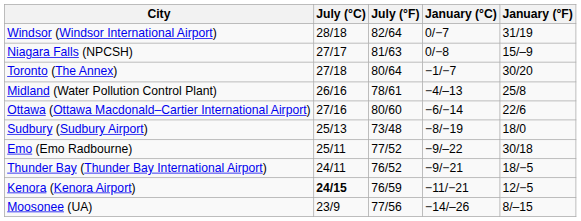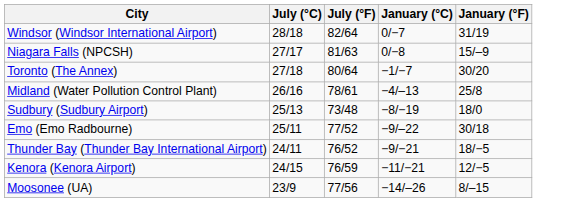- row: (159, 110)
(331, 187) bold -> (288, 168) normal
